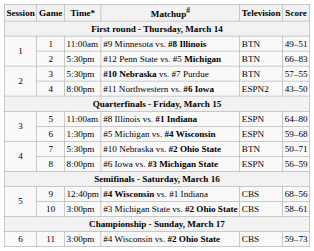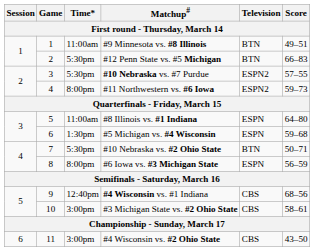(251, 74) BTN -> (255, 74) ESPN2
(296, 89) 43–50 -> (296, 89) 59–73
(296, 239) 59–73 -> (296, 239) 43–50
